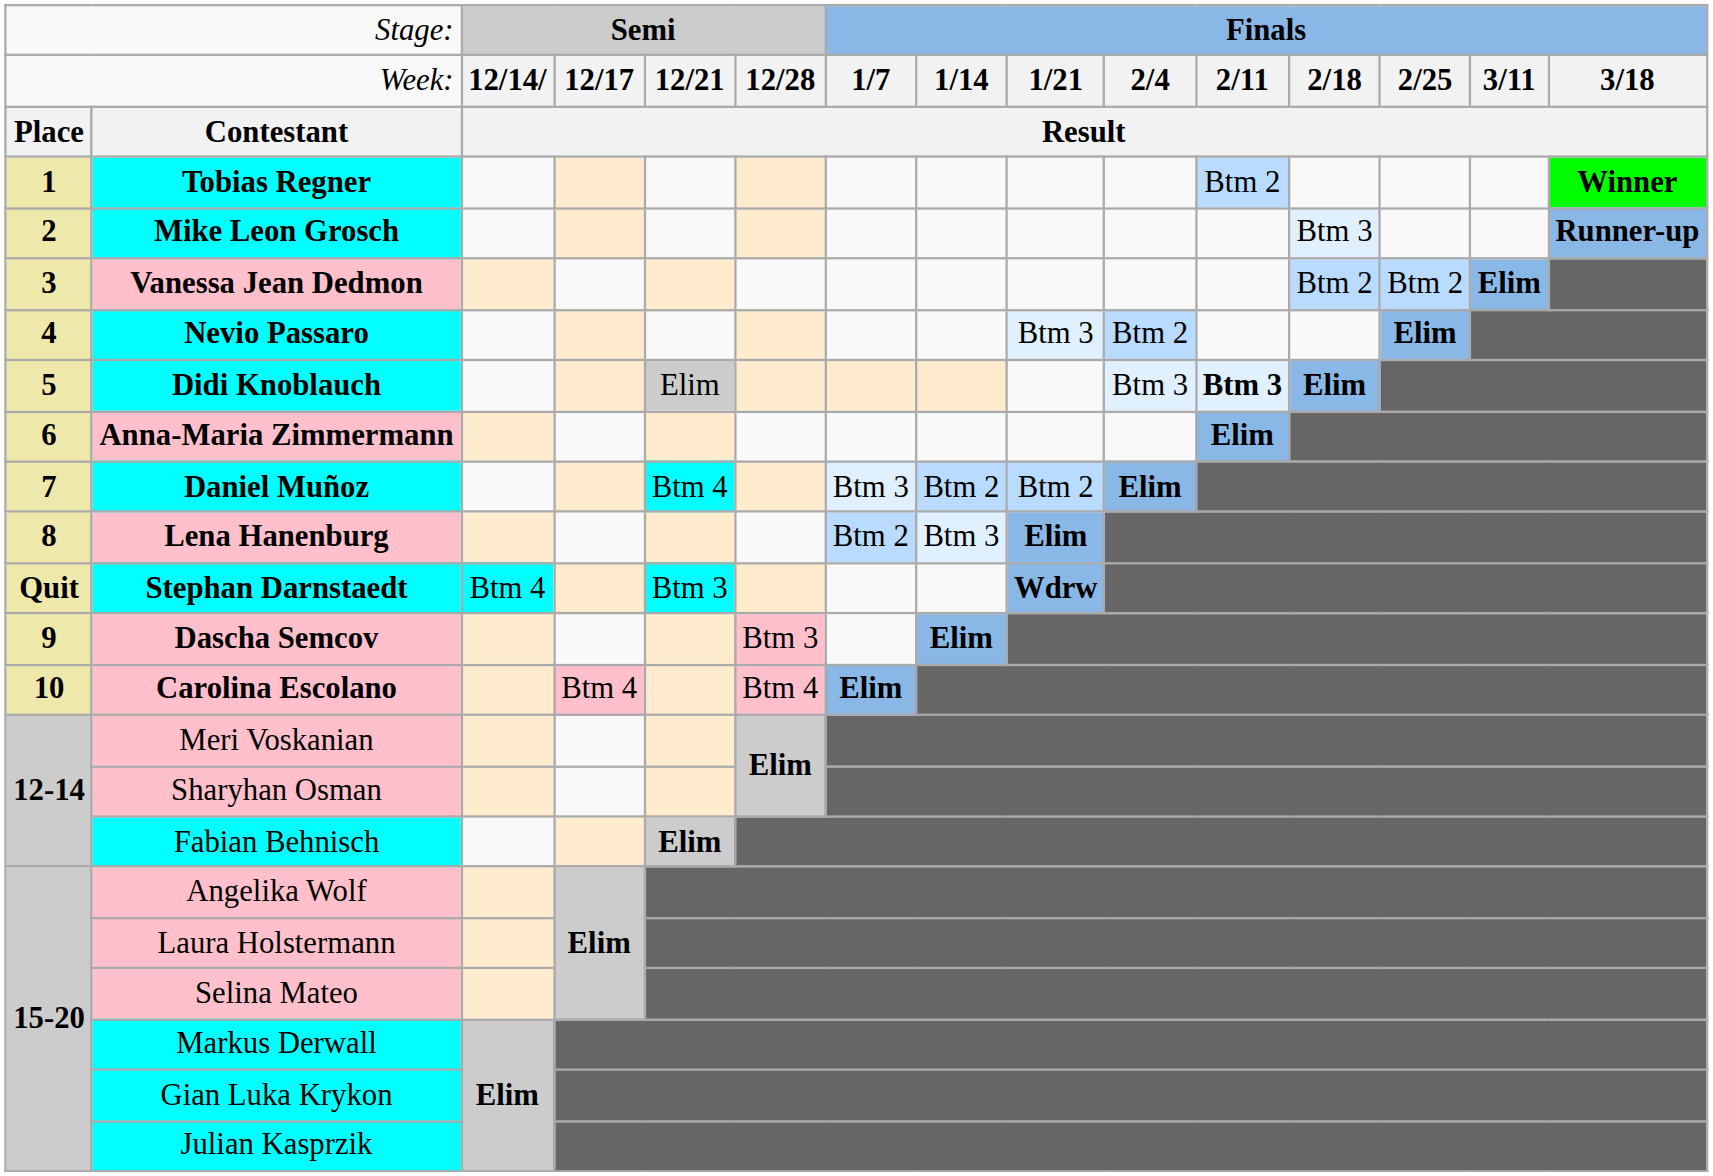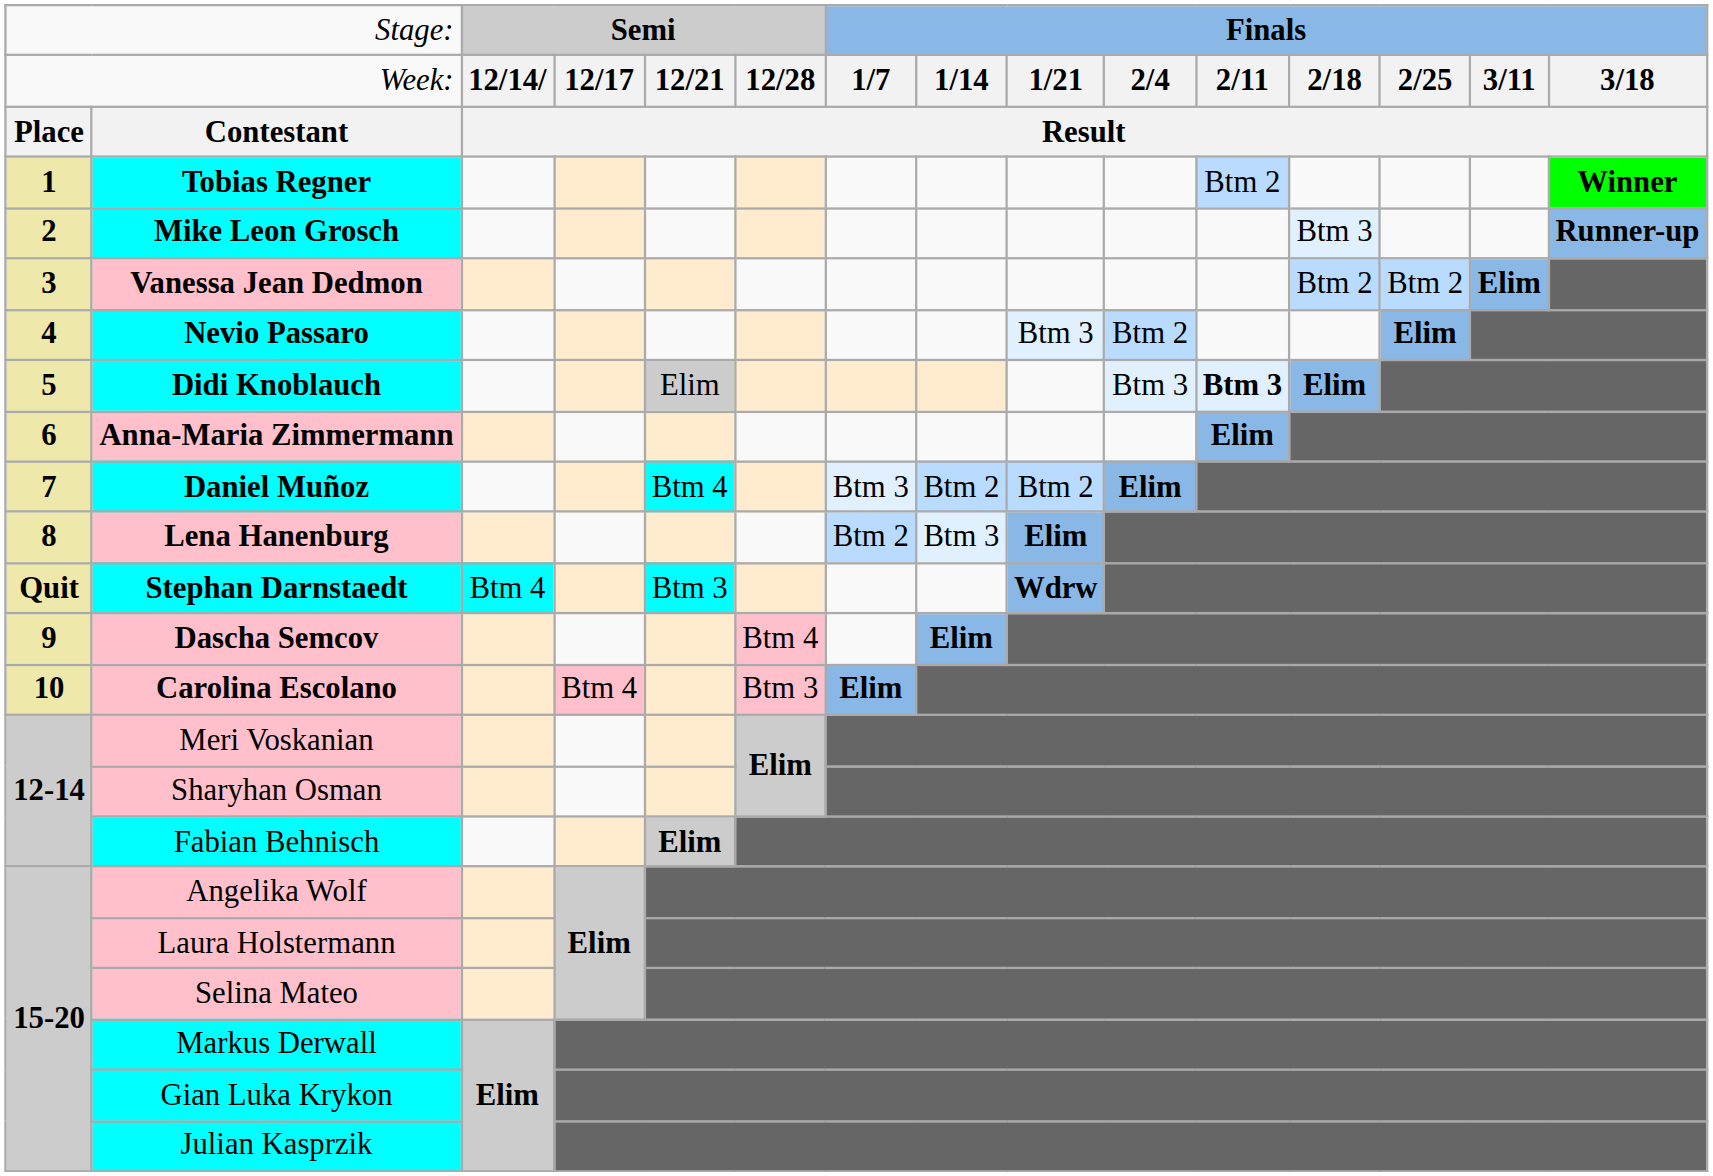(780, 637) Btm 3 -> (780, 637) Btm 4
(780, 688) Btm 4 -> (780, 688) Btm 3
